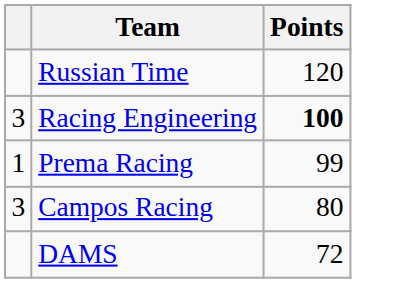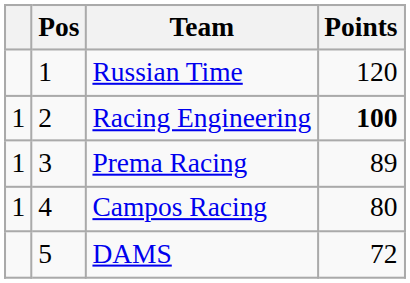+ column: (59, 26)
(18, 117) 3 -> (18, 117) 1
(330, 162) 99 -> (384, 162) 89
(18, 208) 3 -> (18, 208) 1
